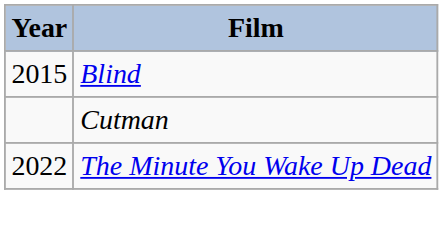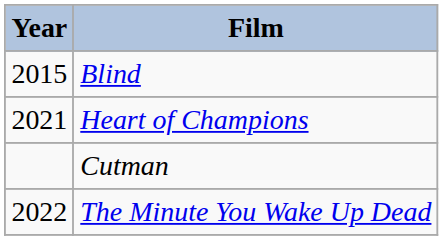+ row: (194, 119)
